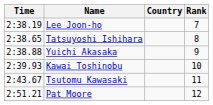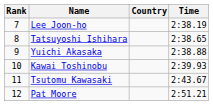columns swapped: (196, 11) <-> (24, 11)
